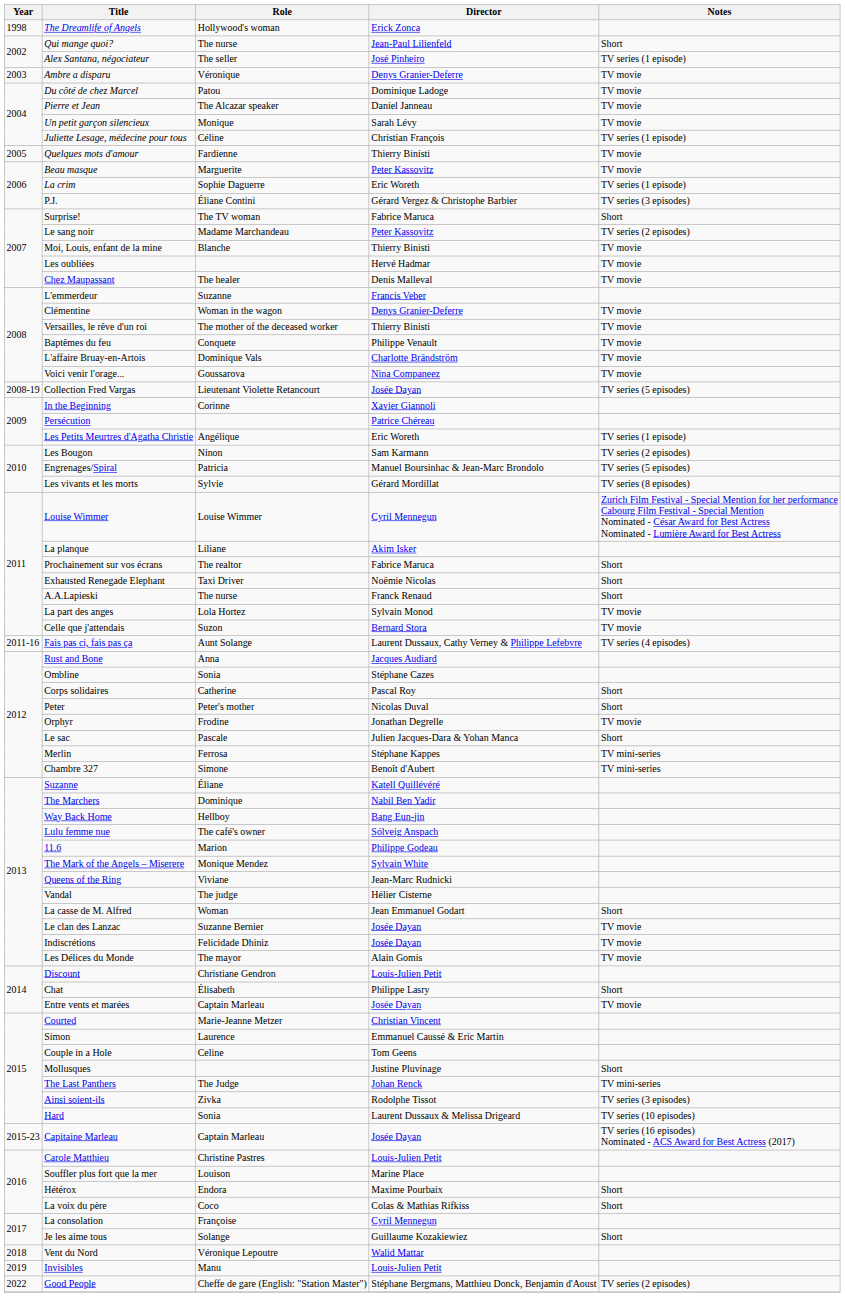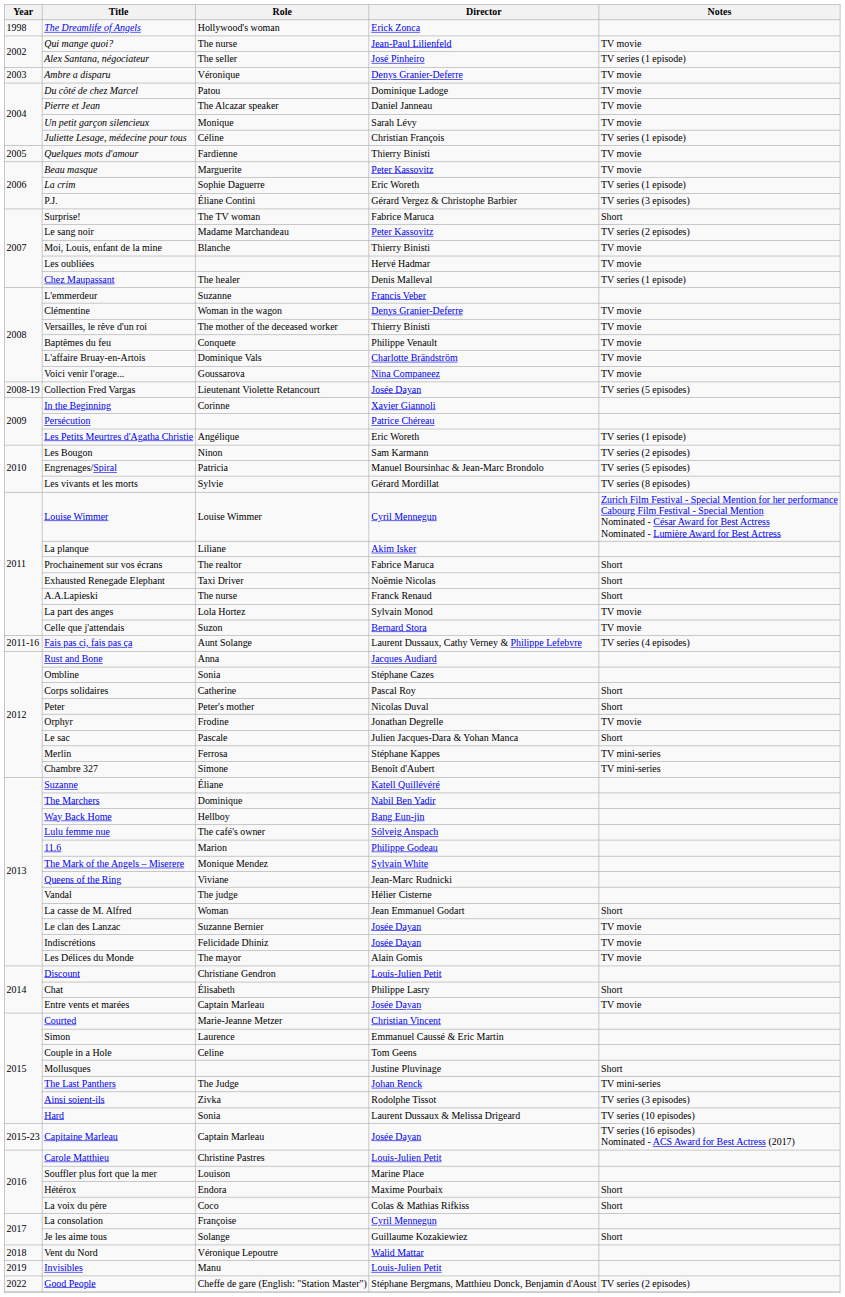(612, 43) Short -> (621, 43) TV movie
(621, 279) TV movie -> (643, 279) TV series (1 episode)
